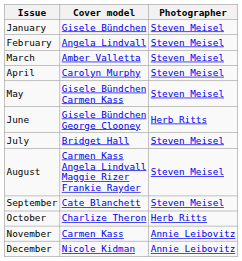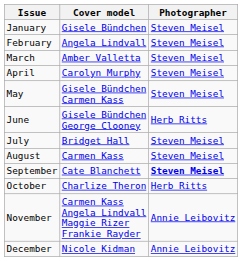(104, 172) Carmen Kass Angela Lindvall Maggie Rizer Frankie Rayder -> (93, 156) Carmen Kass
(187, 203) normal -> (187, 171) bold
(93, 234) Carmen Kass -> (104, 218) Carmen Kass Angela Lindvall Maggie Rizer Frankie Rayder
